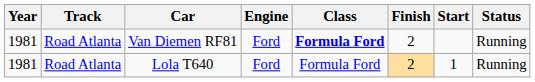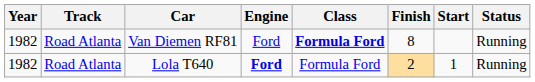(23, 41) 1981 -> (23, 41) 1982
(411, 41) 2 -> (411, 41) 8
(23, 65) 1981 -> (23, 65) 1982
(266, 65) normal -> (266, 65) bold
